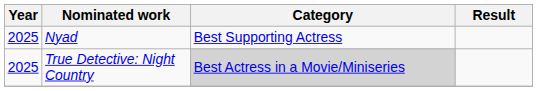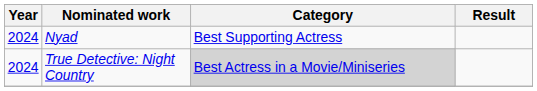(23, 37) 2025 -> (23, 37) 2024
(23, 67) 2025 -> (23, 67) 2024
